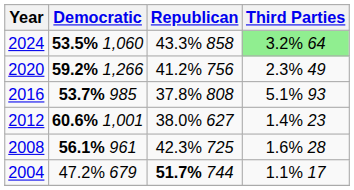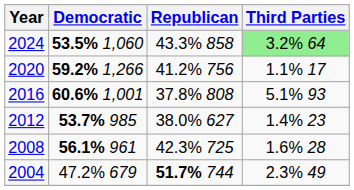(296, 69) 2.3% 49 -> (296, 69) 1.1% 17
(98, 95) 53.7% 985 -> (98, 95) 60.6% 1,001
(98, 121) 60.6% 1,001 -> (98, 121) 53.7% 985
(296, 172) 1.1% 17 -> (296, 172) 2.3% 49
